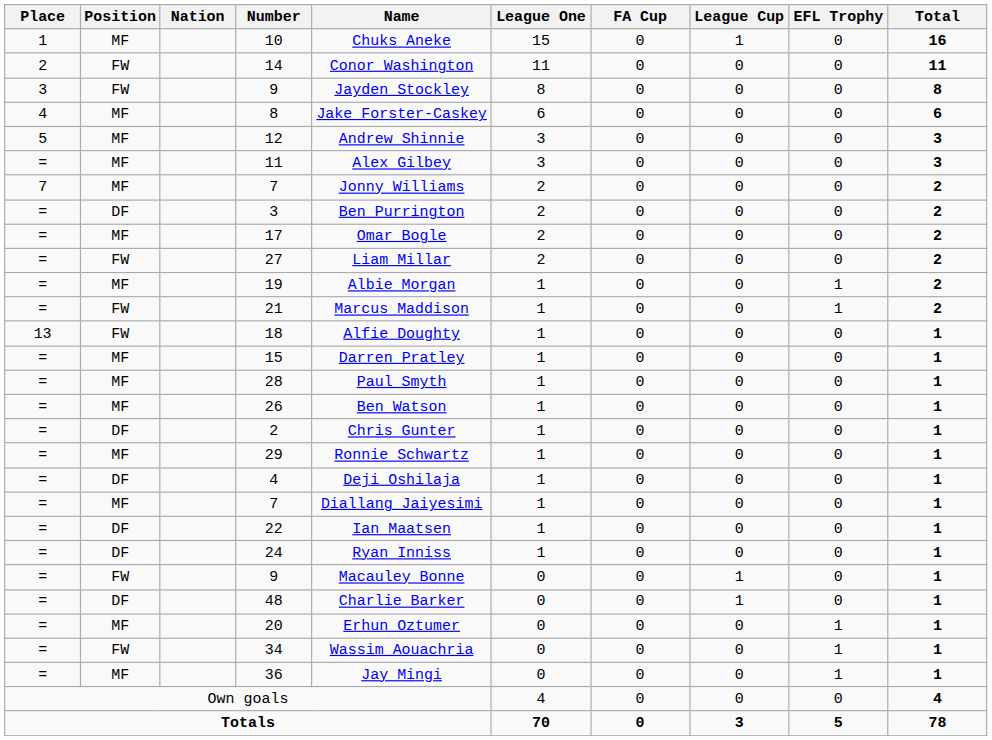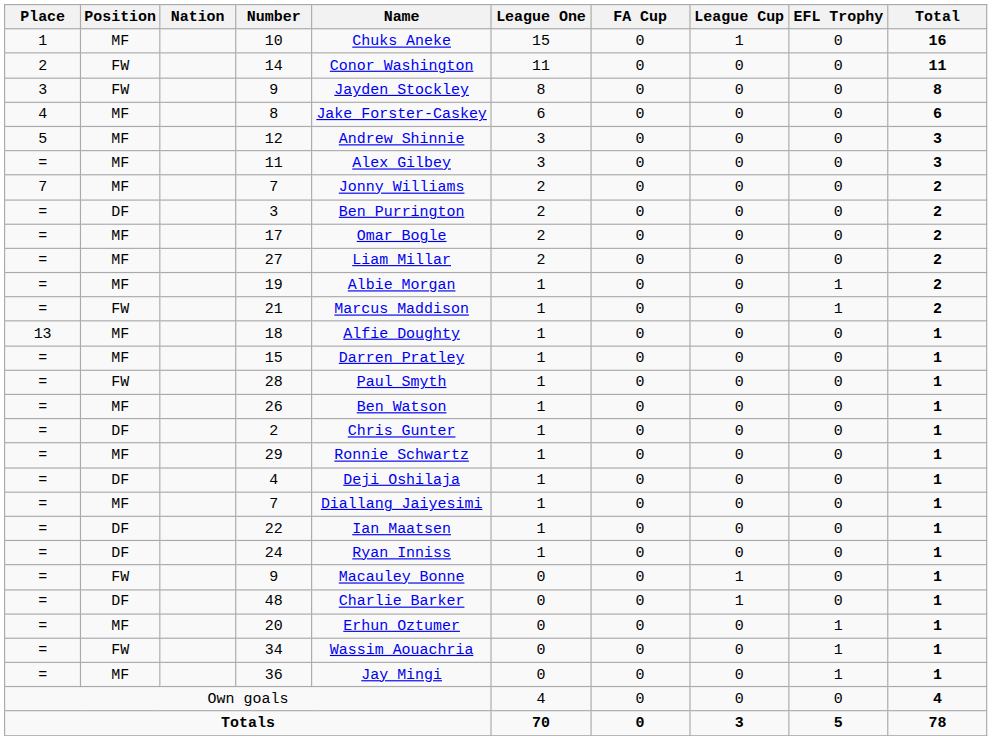(120, 260) FW -> (120, 260) MF
(120, 334) FW -> (120, 334) MF
(120, 382) MF -> (120, 382) FW
